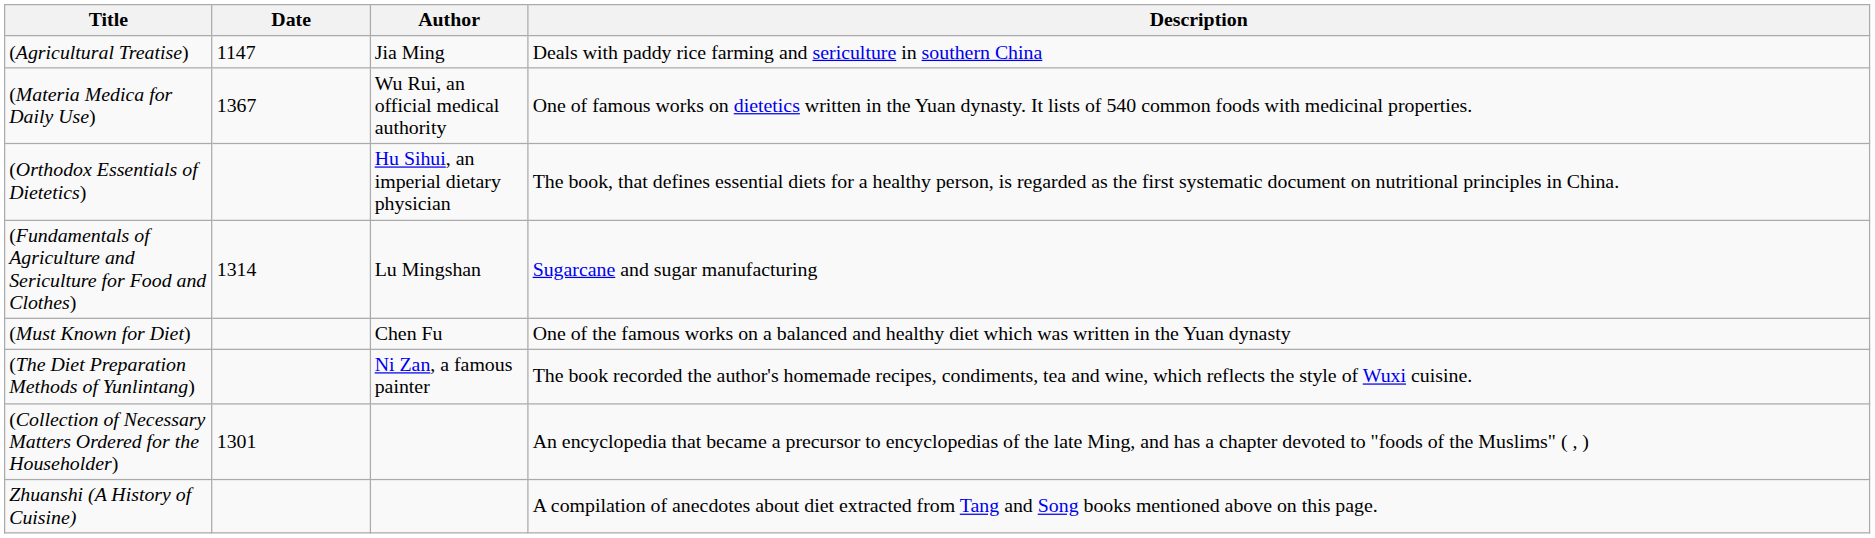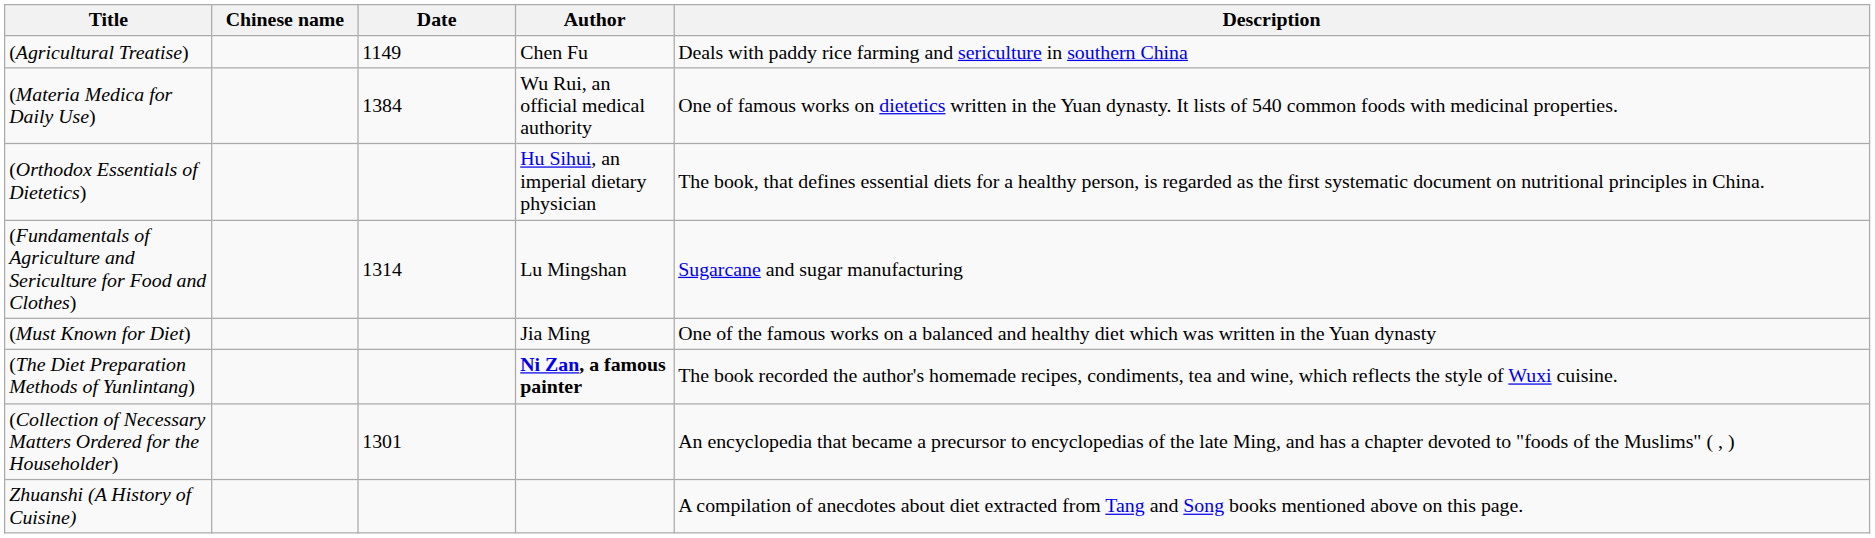+ column: (285, 20)
(236, 51) 1147 -> (382, 51) 1149
(410, 51) Jia Ming -> (554, 51) Chen Fu
(237, 105) 1367 -> (382, 105) 1384
(409, 333) Chen Fu -> (555, 333) Jia Ming
(444, 376) normal -> (593, 376) bold
